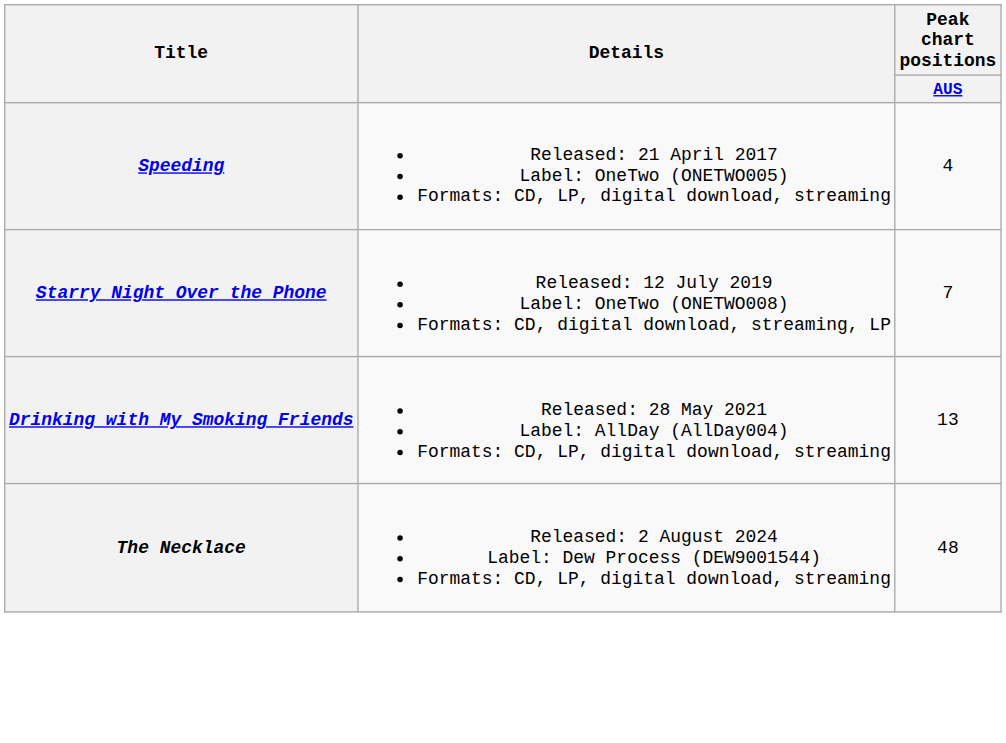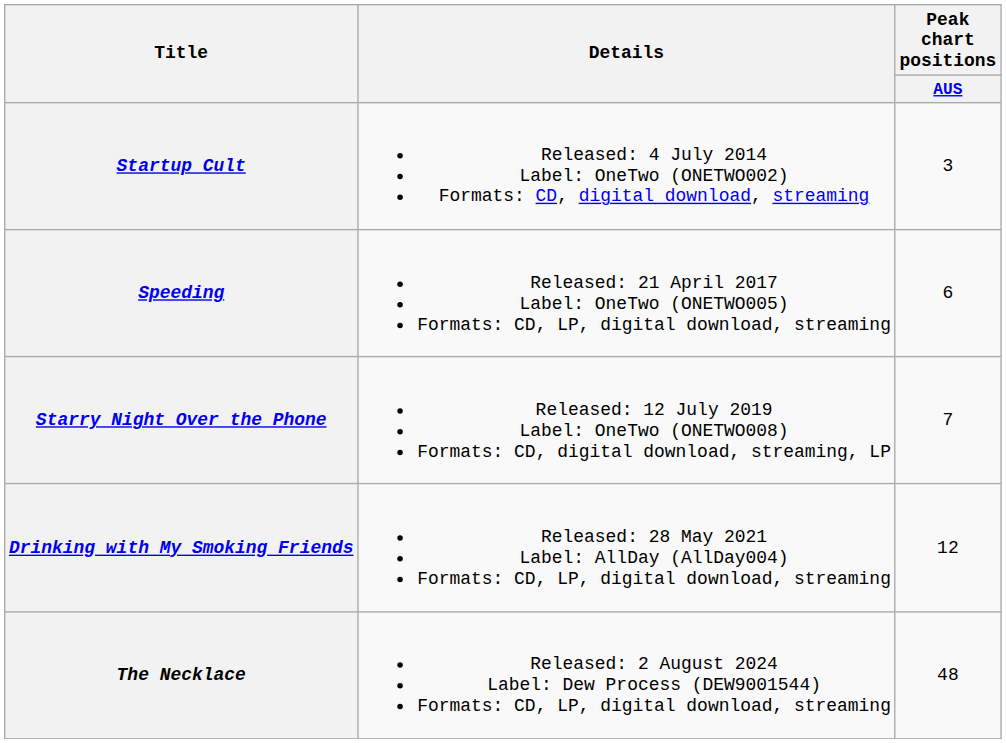+ row: (181, 166)
(948, 166) 4 -> (948, 293) 6
(948, 421) 13 -> (948, 548) 12
